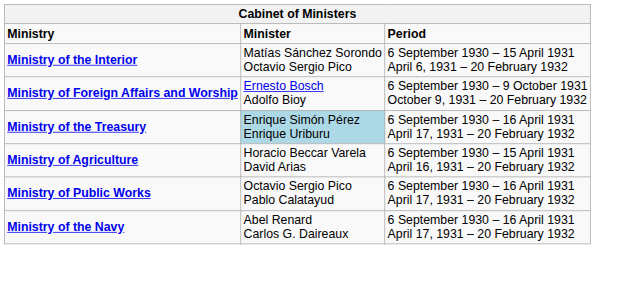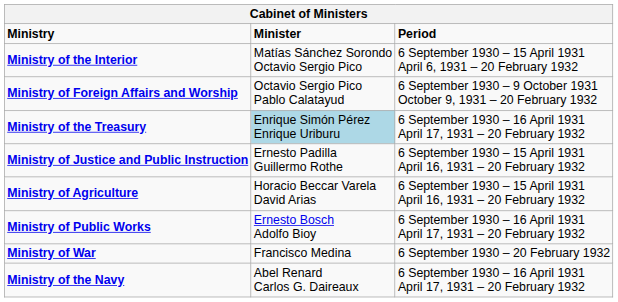(284, 93) Ernesto Bosch Adolfo Bioy -> (308, 93) Octavio Sergio Pico Pablo Calatayud
+ row: (128, 160)
(298, 193) Octavio Sergio Pico Pablo Calatayud -> (294, 227) Ernesto Bosch Adolfo Bioy
+ row: (51, 253)
